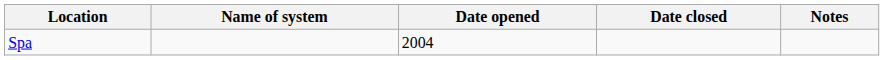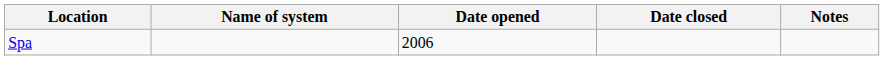(418, 42) 2004 -> (418, 42) 2006
